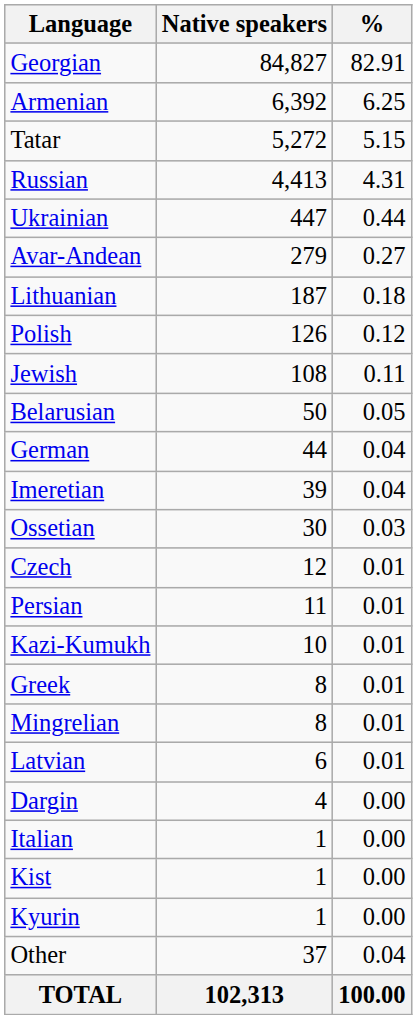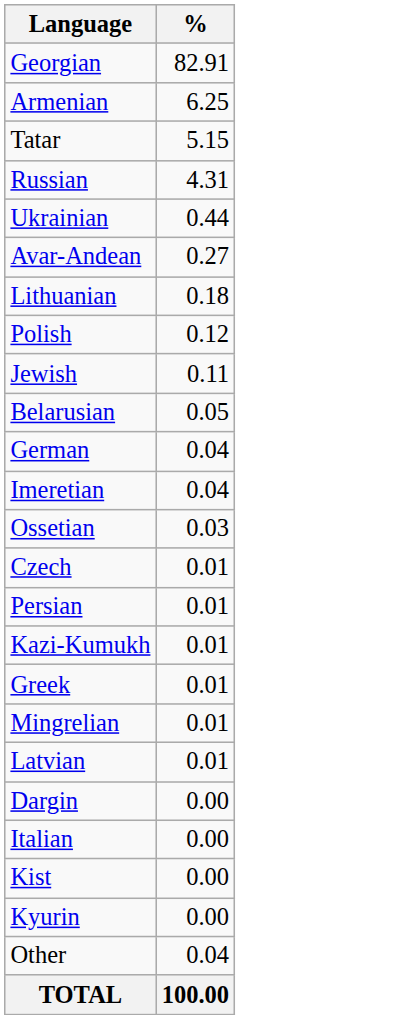- column: (244, 23)
